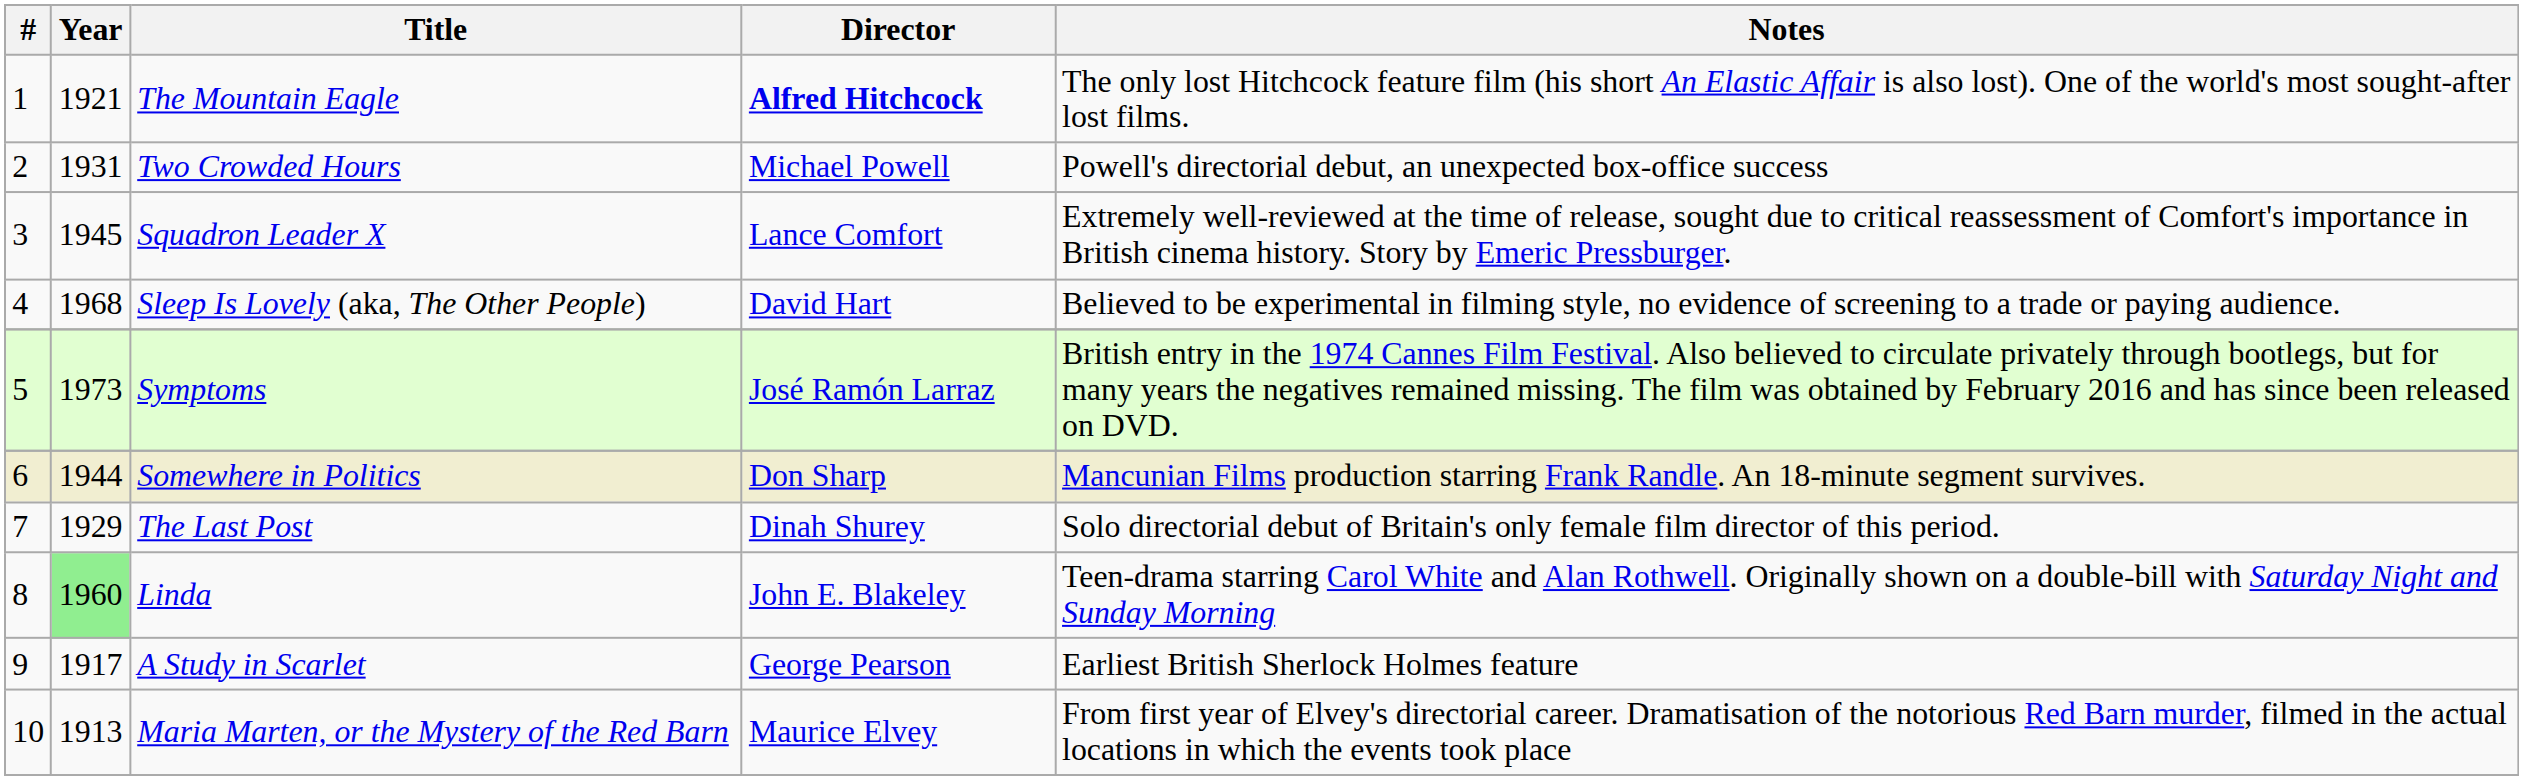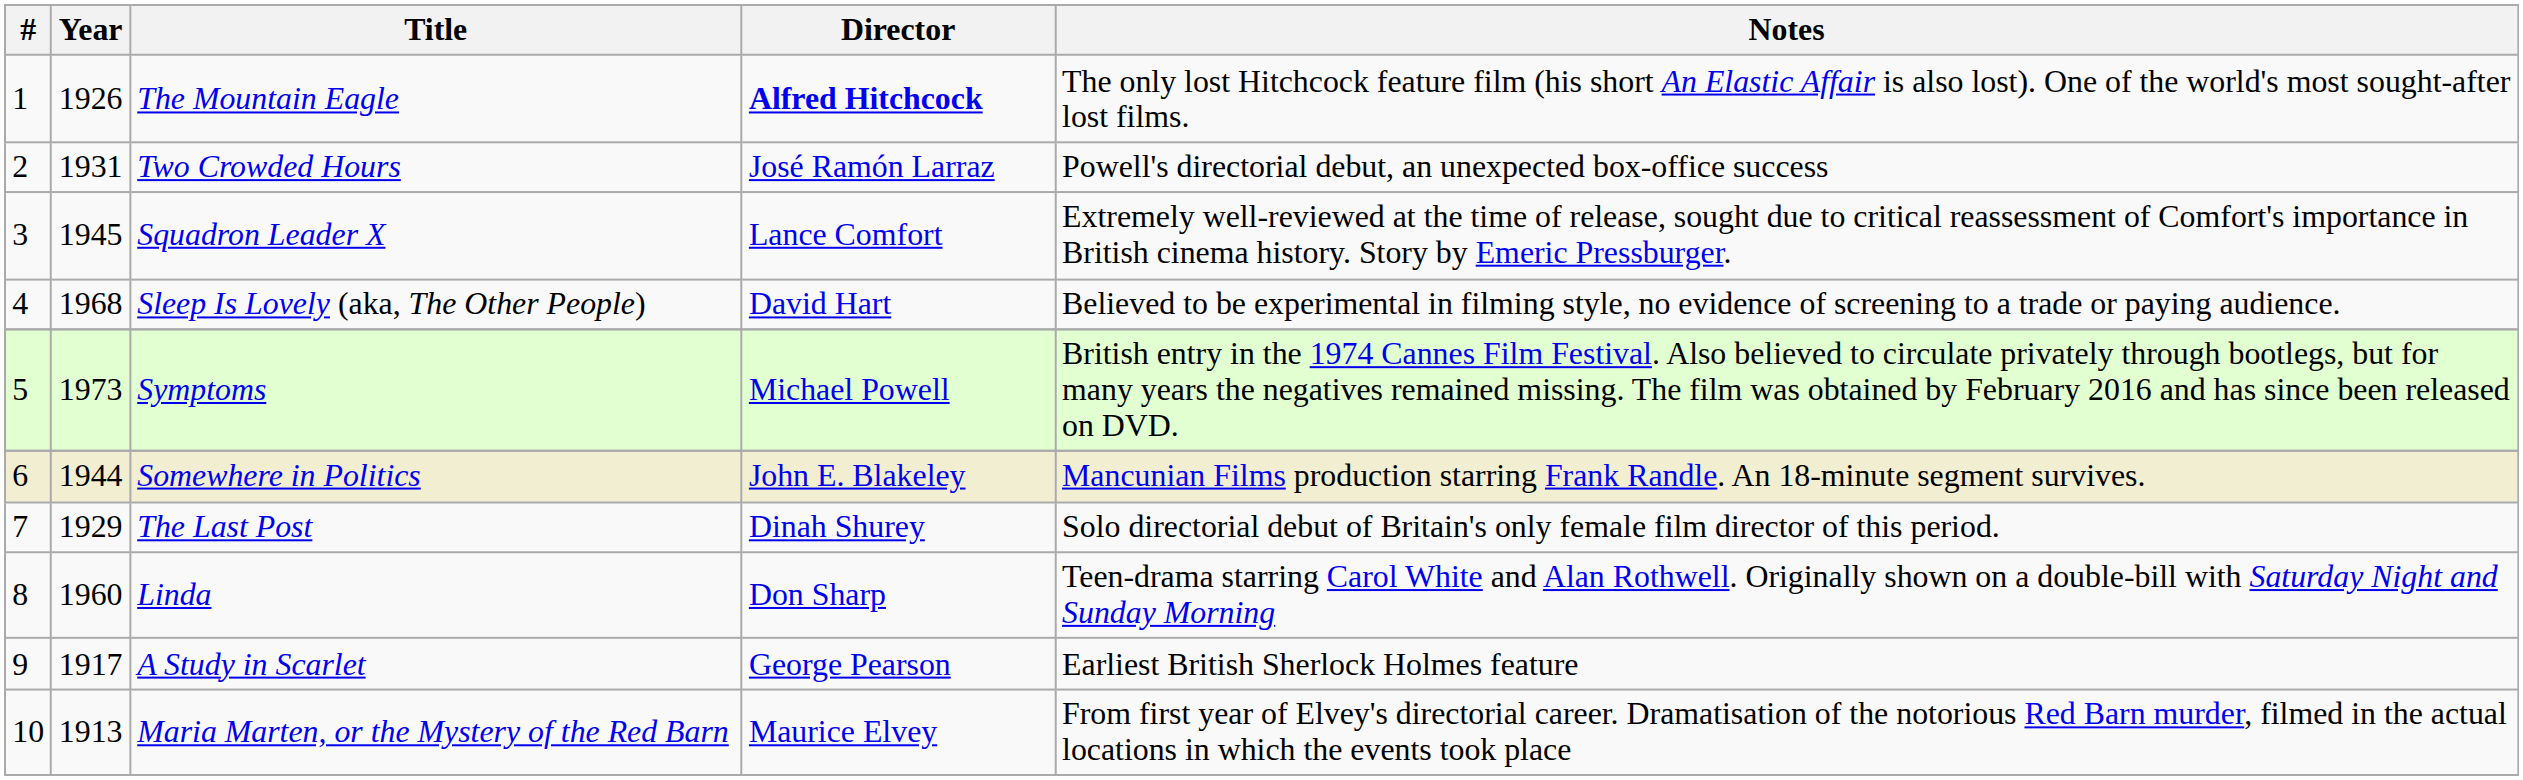(91, 98) 1921 -> (91, 98) 1926
(849, 166) Michael Powell -> (872, 166) José Ramón Larraz
(872, 389) José Ramón Larraz -> (849, 389) Michael Powell
(817, 476) Don Sharp -> (857, 476) John E. Blakeley
(91, 594) lightgreen background -> (91, 594) no background
(857, 594) John E. Blakeley -> (817, 594) Don Sharp
